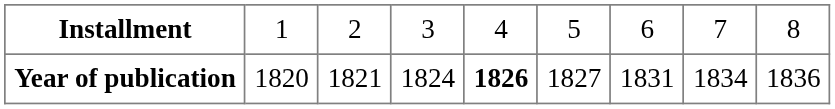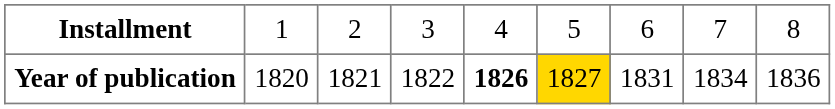(428, 78) 1824 -> (428, 78) 1822
(574, 78) no background -> (574, 78) gold background
